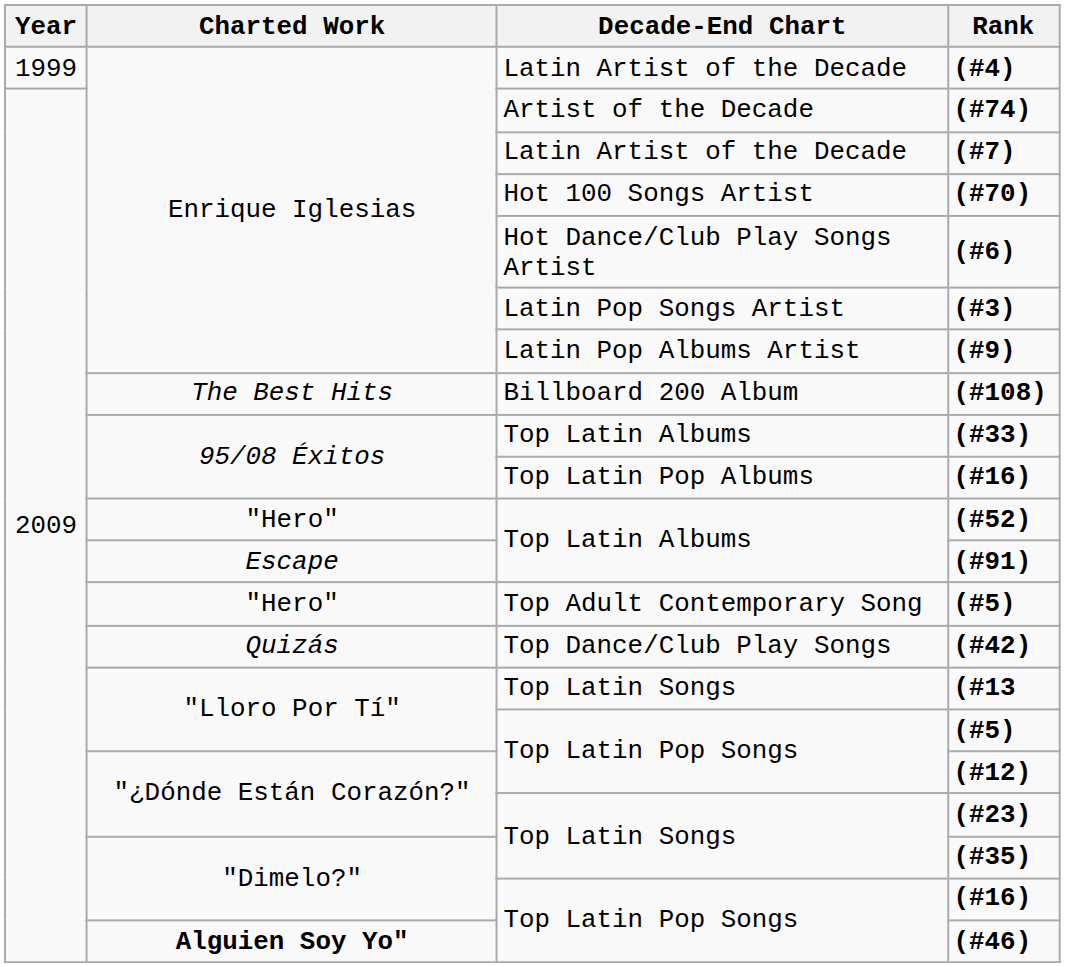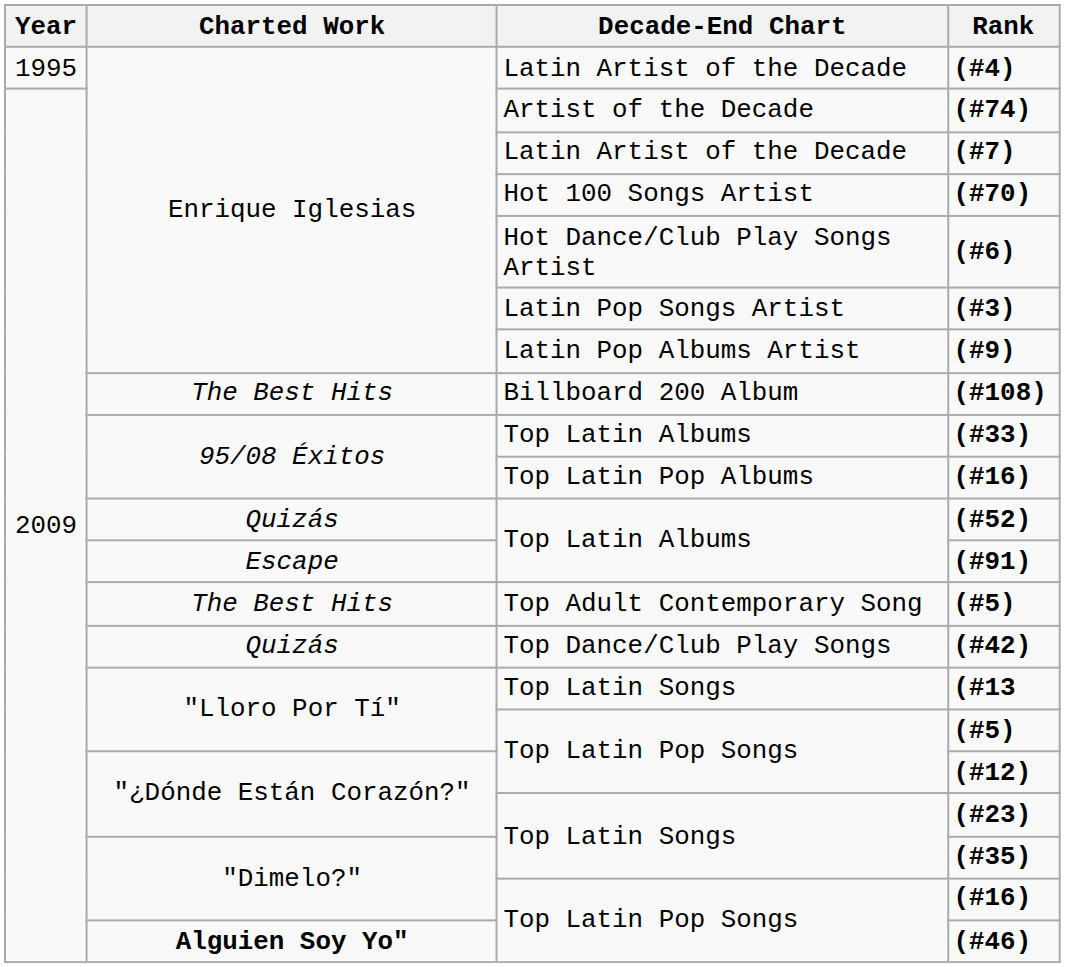(46, 68) 1999 -> (46, 68) 1995
(292, 520) "Hero" -> (292, 520) Quizás
(292, 604) "Hero" -> (292, 604) The Best Hits
